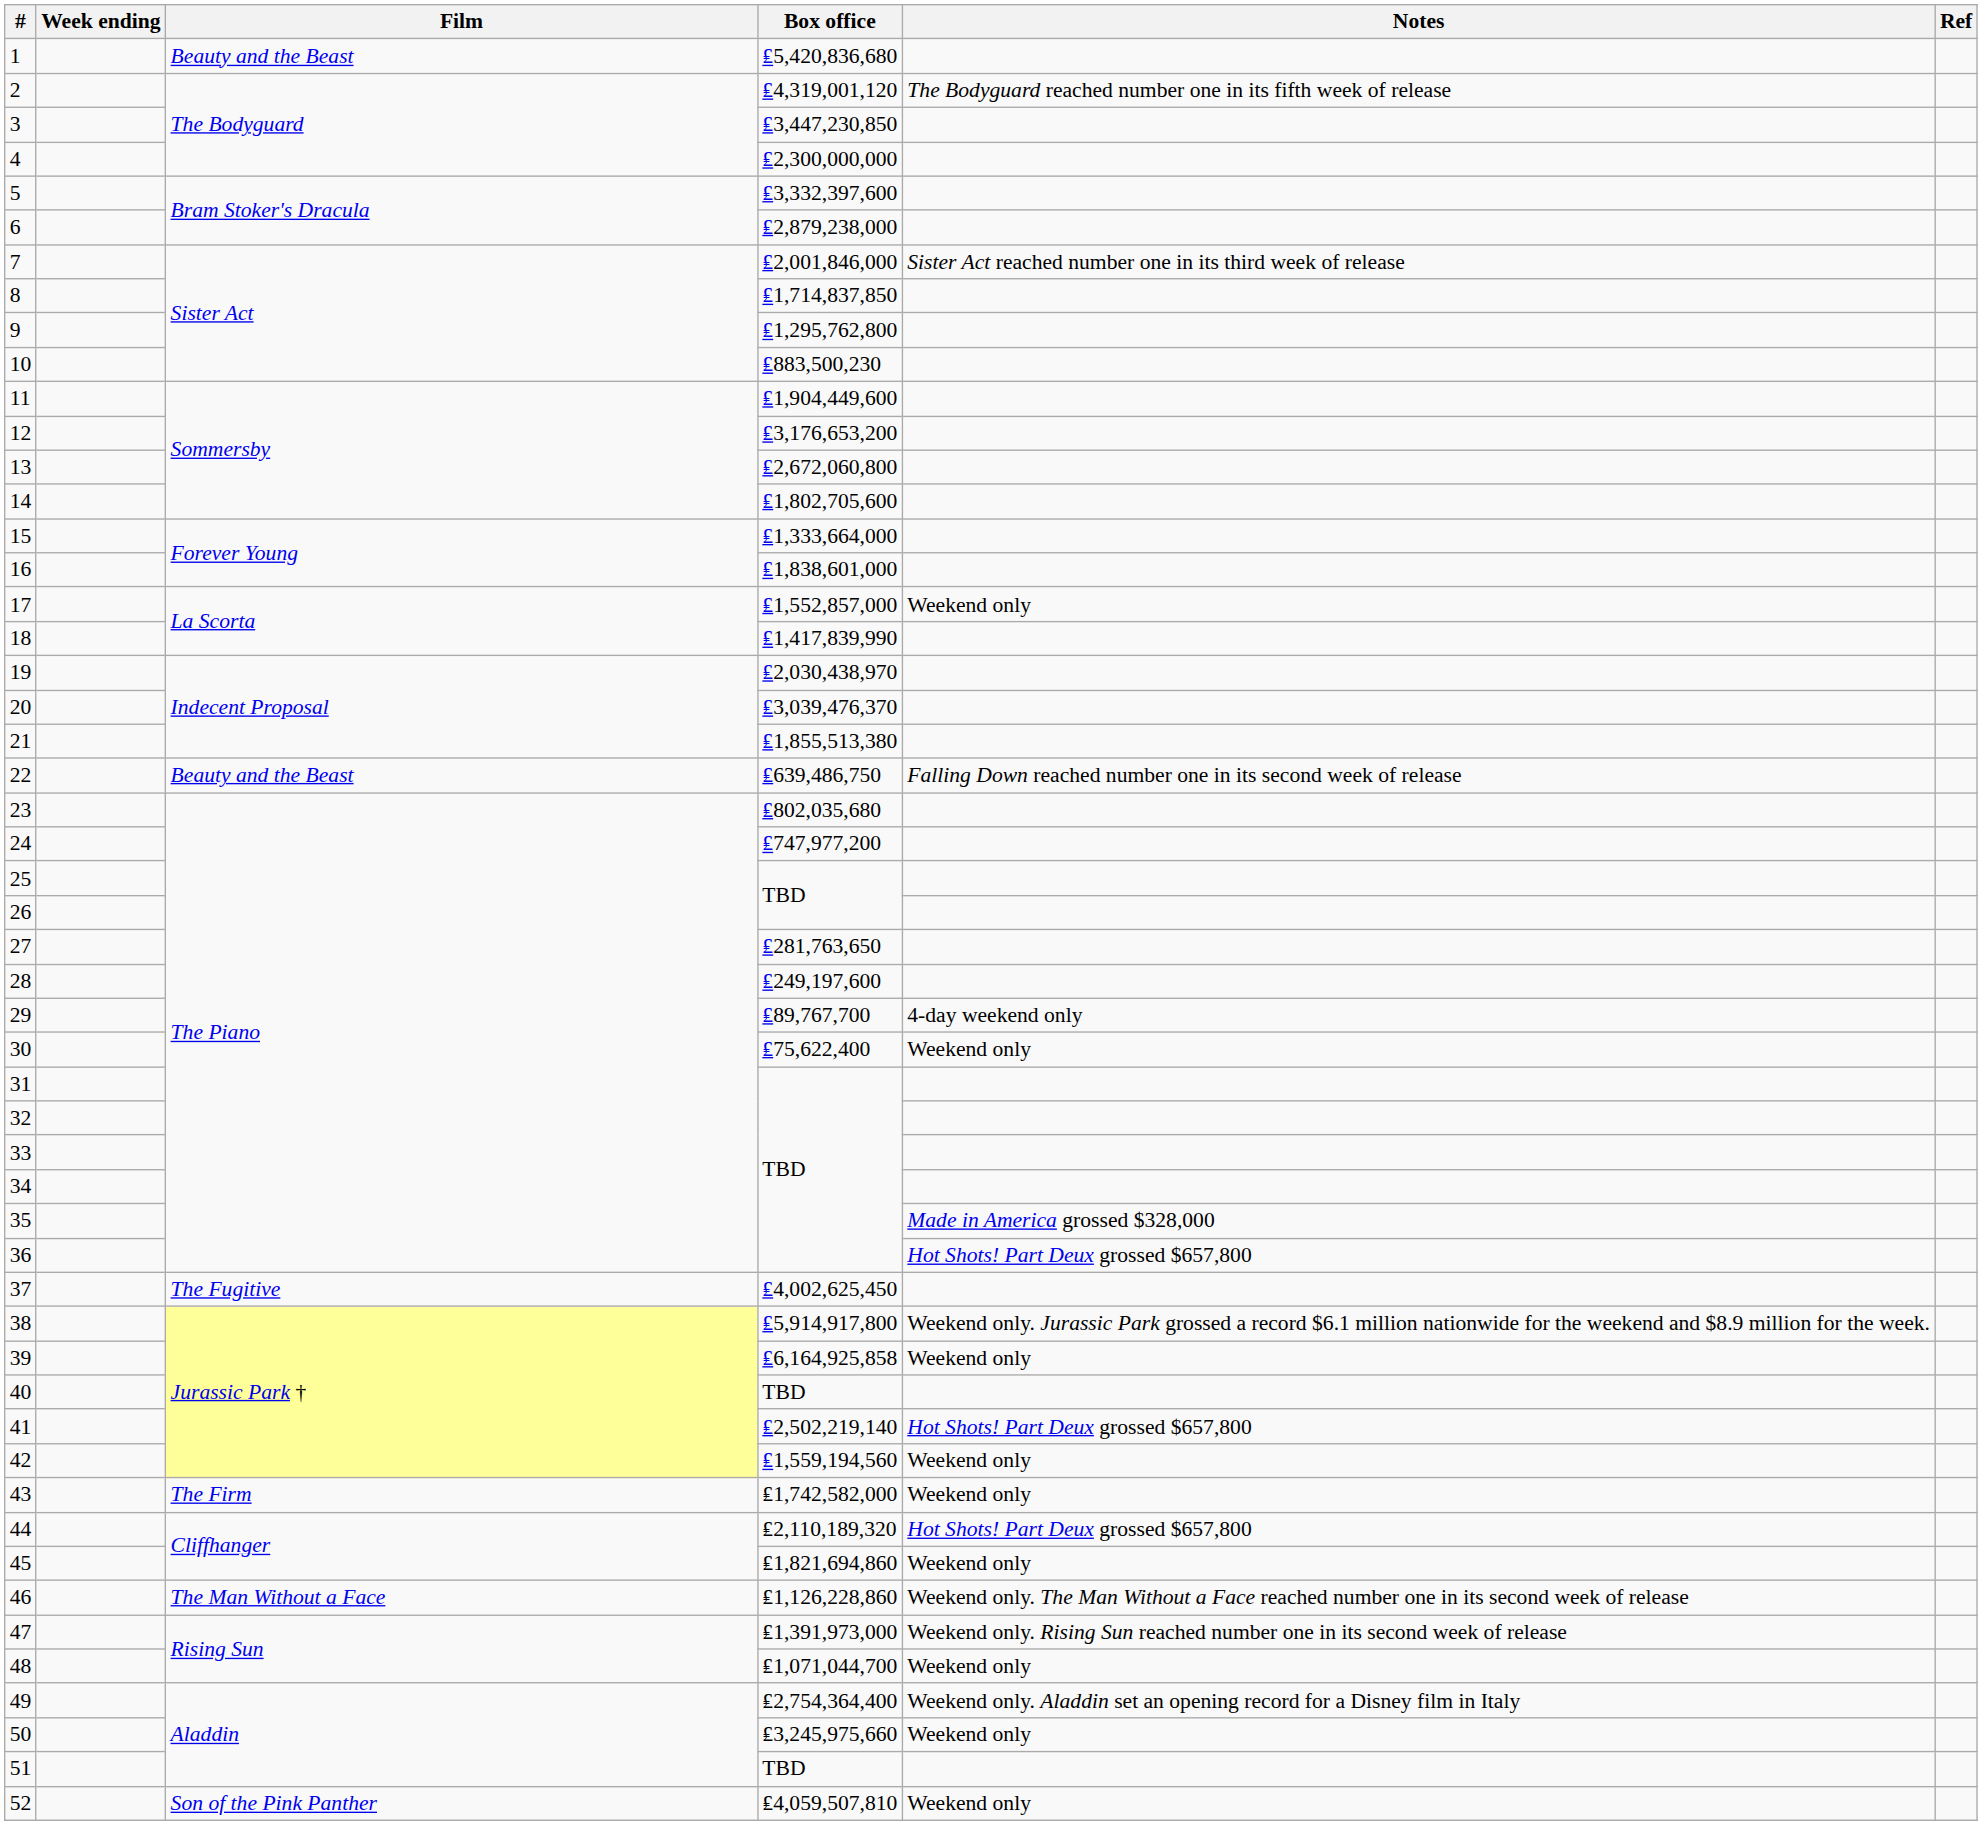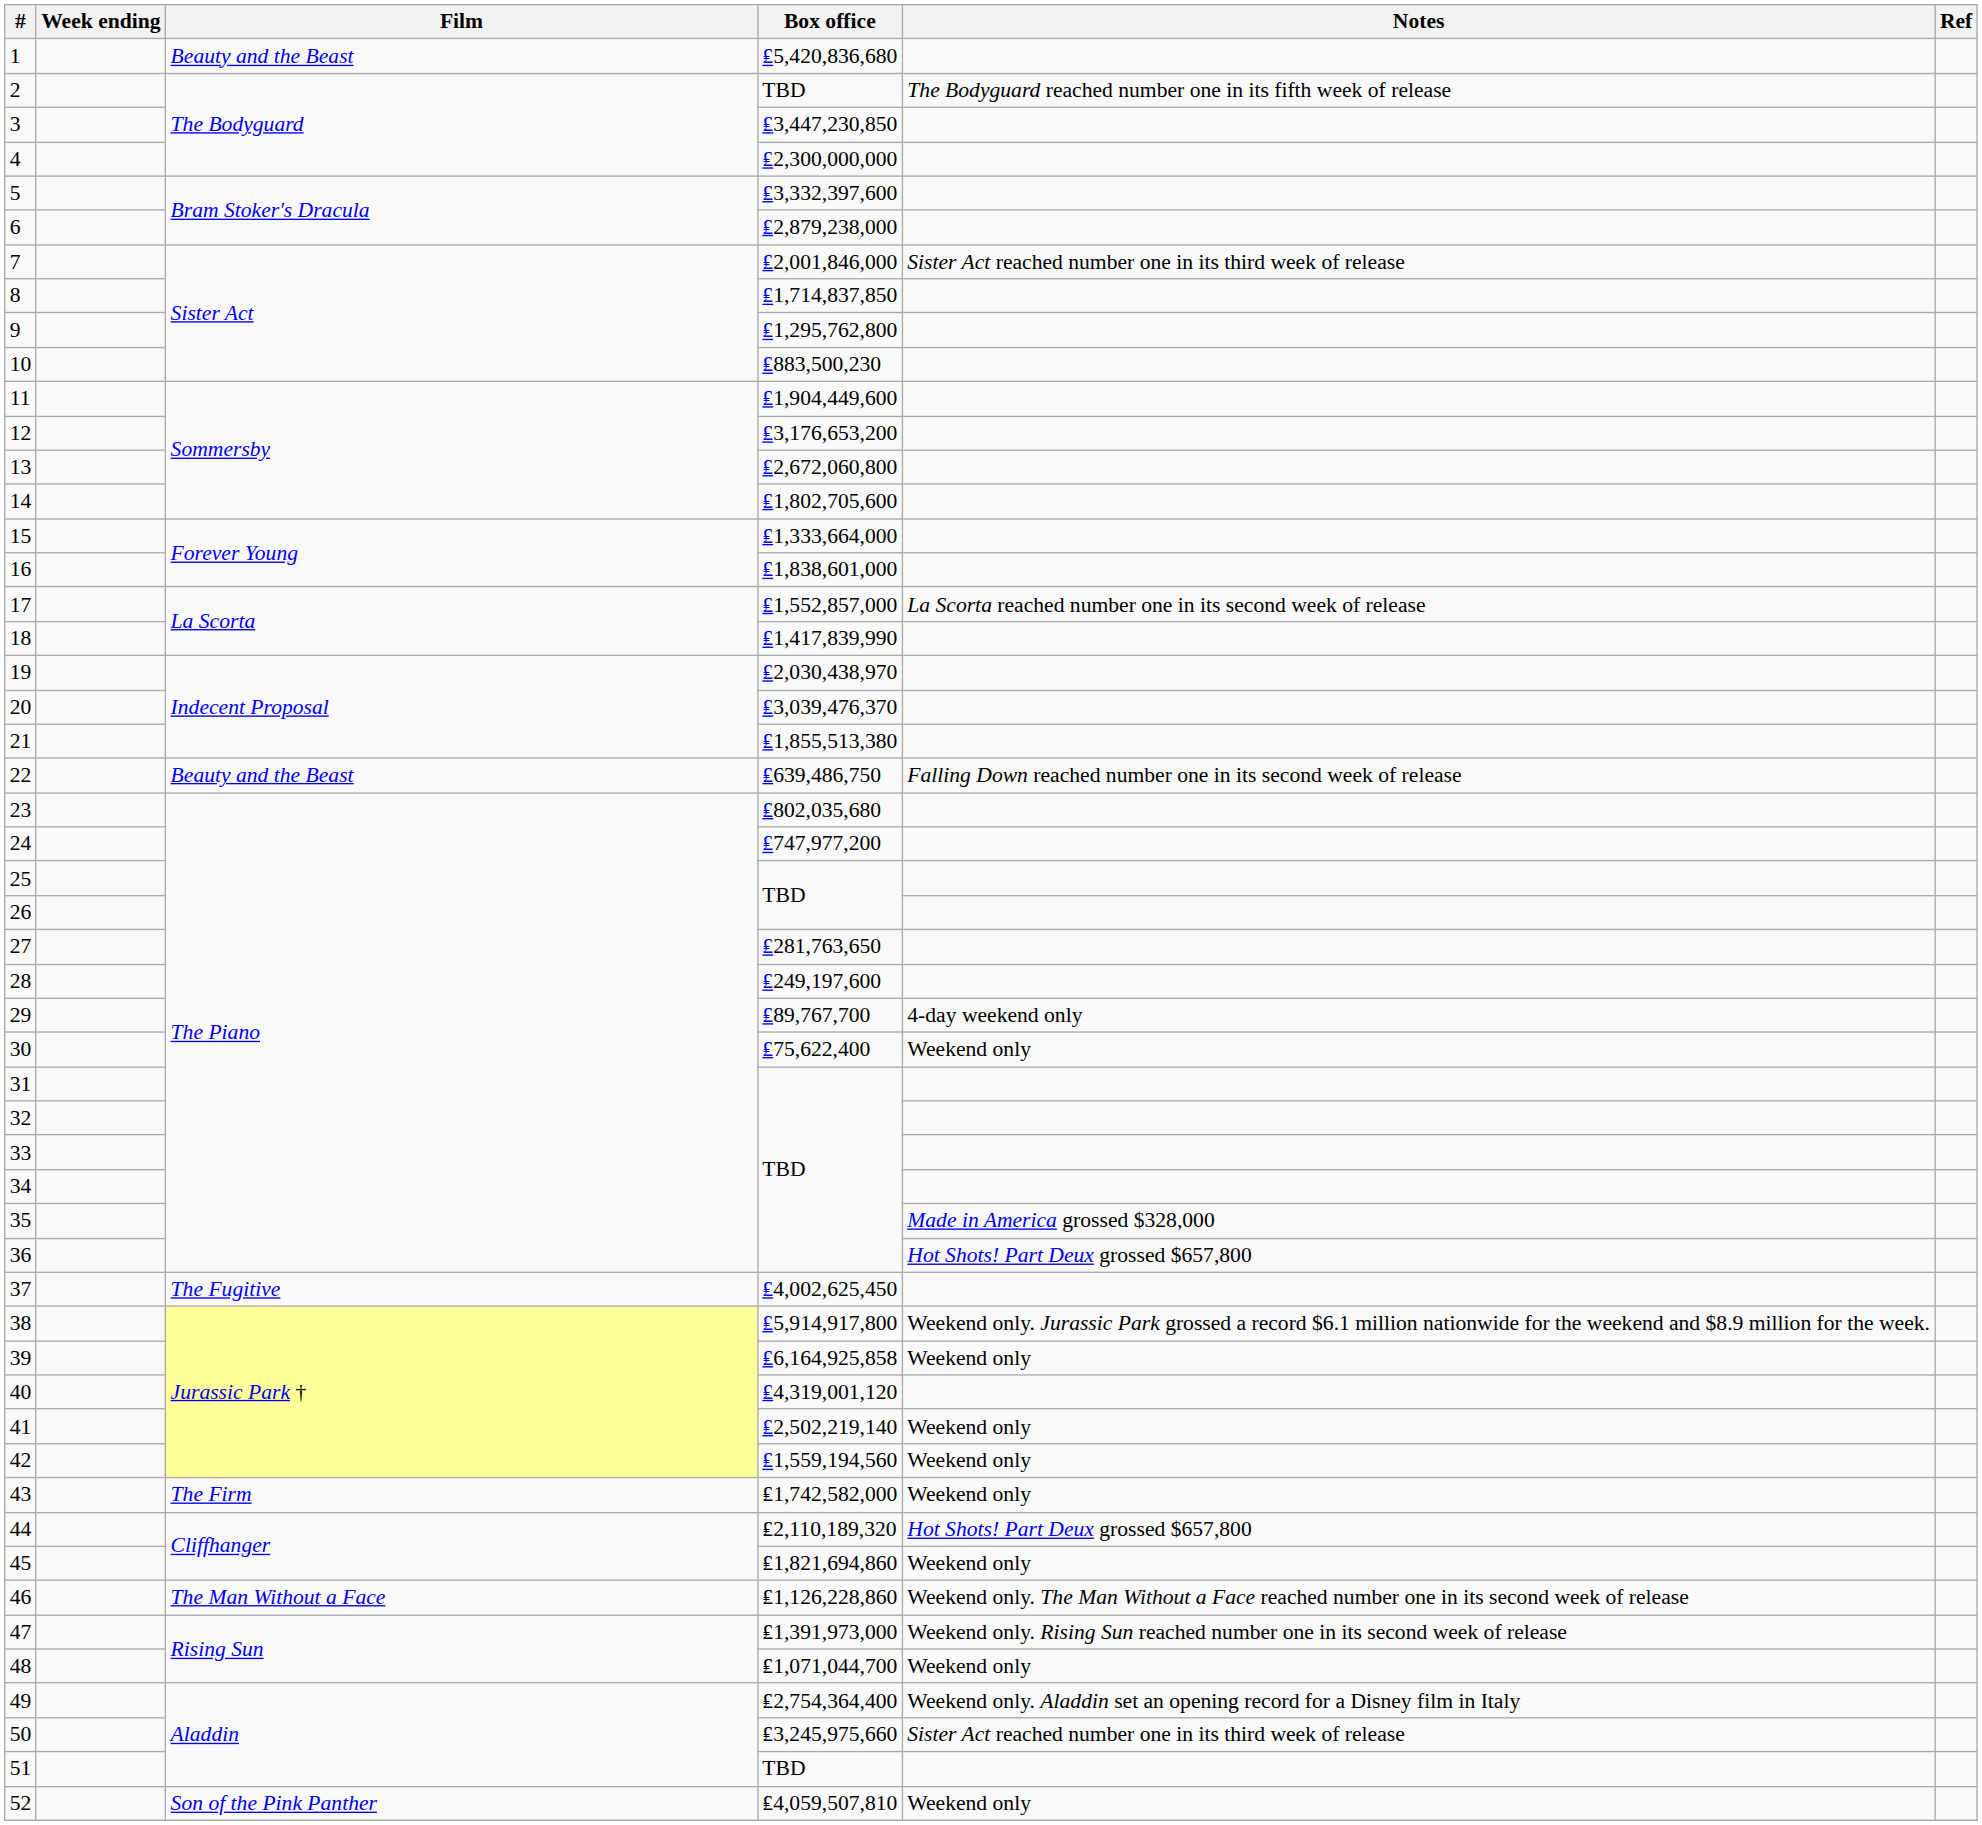(830, 90) ₤4,319,001,120 -> (784, 90) TBD
(969, 603) Weekend only -> (1166, 603) La Scorta reached number one in its second week of release
(784, 1391) TBD -> (830, 1391) ₤4,319,001,120
(1080, 1426) Hot Shots! Part Deux grossed $657,800 -> (969, 1426) Weekend only
(969, 1734) Weekend only -> (1156, 1734) Sister Act reached number one in its third week of release
